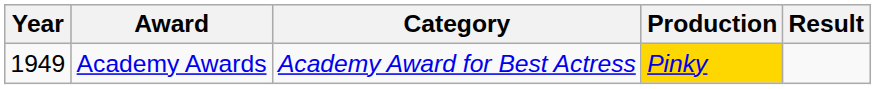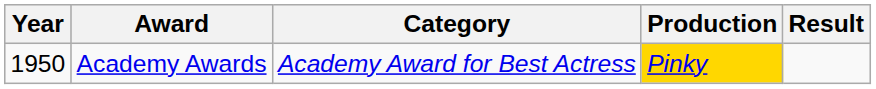(38, 63) 1949 -> (38, 63) 1950
